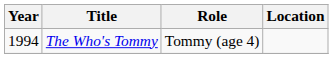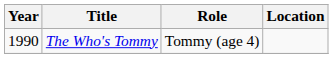(23, 41) 1994 -> (23, 41) 1990
